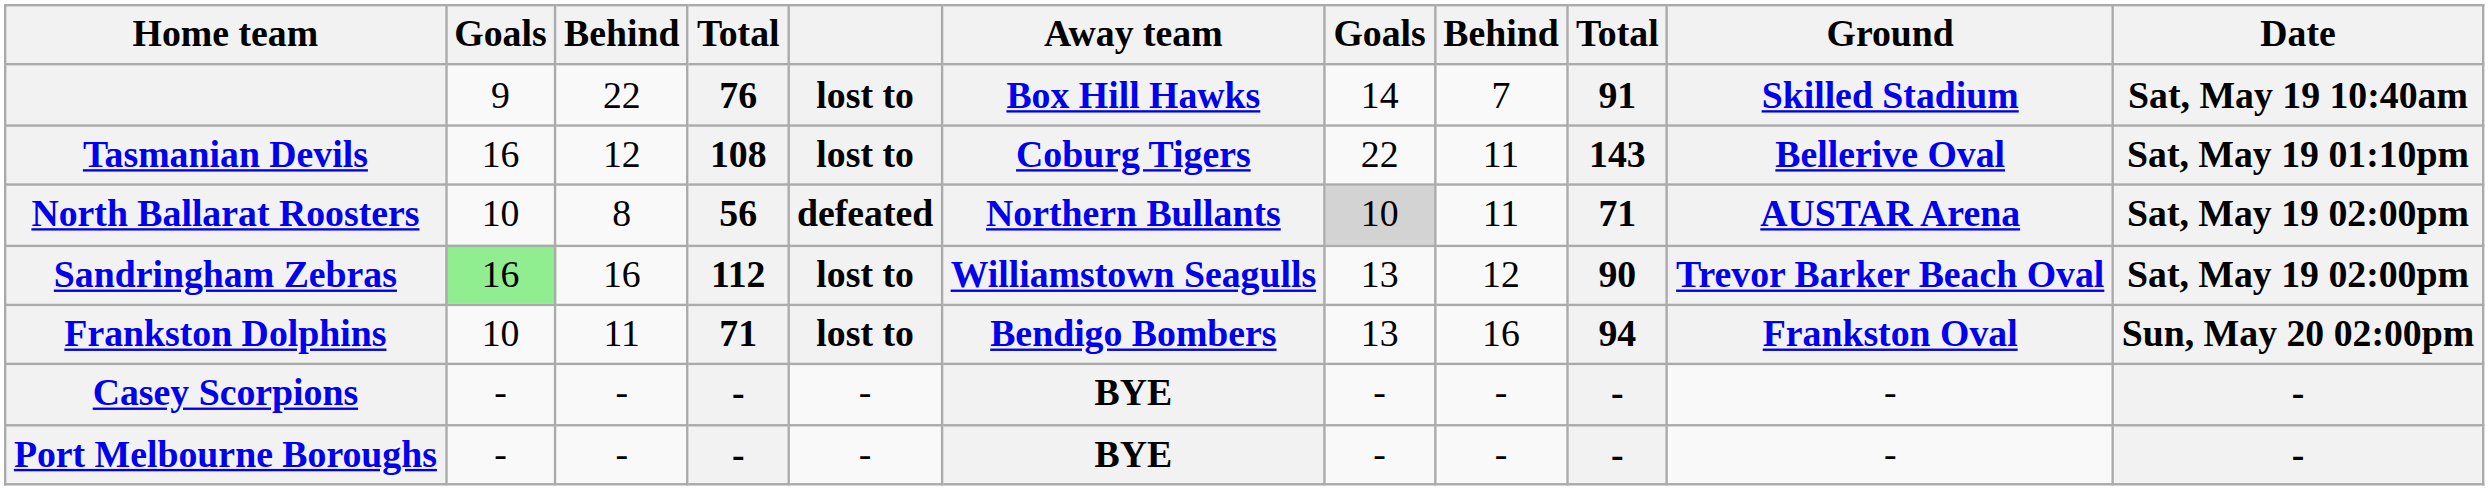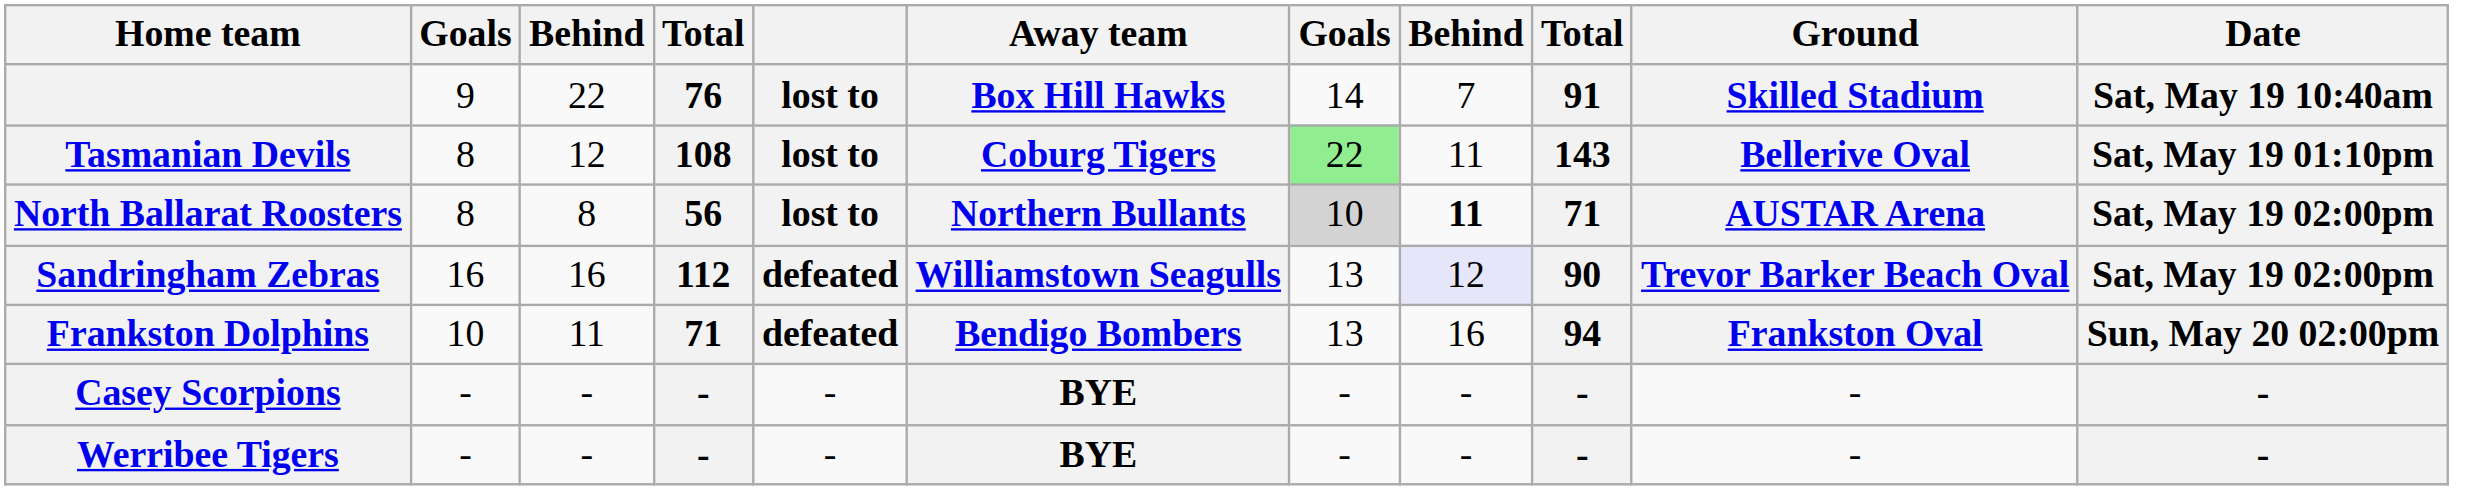(501, 154) 16 -> (465, 154) 8
(1380, 154) no background -> (1345, 154) lightgreen background
(501, 214) 10 -> (465, 214) 8
(865, 214) defeated -> (830, 214) lost to
(1501, 214) normal -> (1466, 214) bold
(501, 273) lightgreen background -> (465, 273) no background
(865, 273) lost to -> (830, 273) defeated
(1501, 273) no background -> (1466, 273) lavender background
(865, 333) lost to -> (830, 333) defeated
- row: (225, 453)
+ row: (208, 453)
